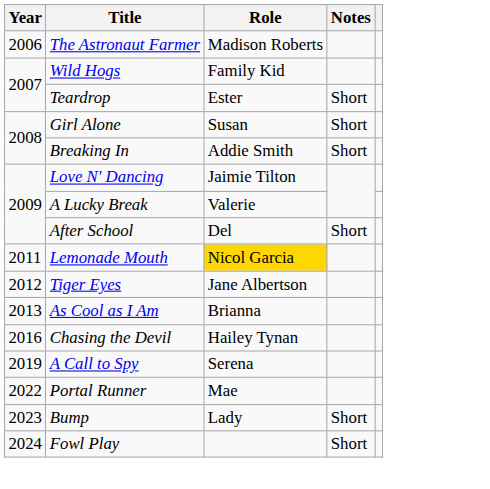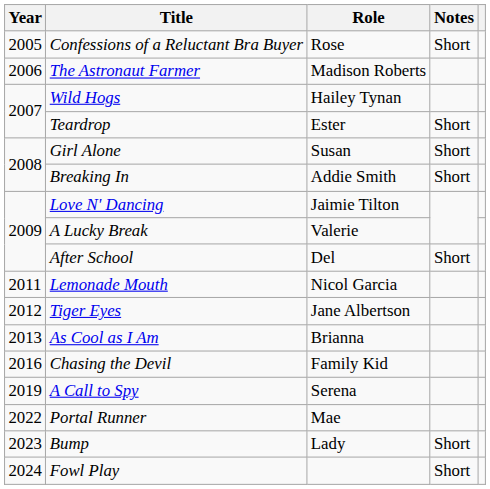+ row: (176, 44)
(246, 71) Family Kid -> (356, 97) Hailey Tynan
(251, 257) gold background -> (354, 284) no background
(253, 337) Hailey Tynan -> (349, 364) Family Kid
